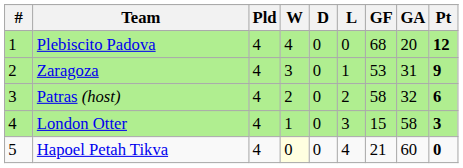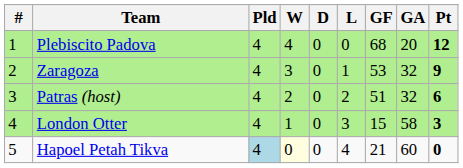(409, 70) 31 -> (409, 70) 32
(378, 96) 58 -> (378, 96) 51
(257, 149) no background -> (257, 149) lightblue background
